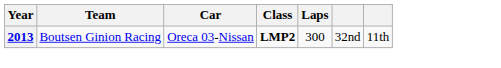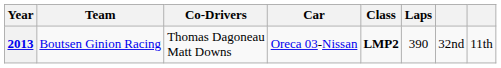+ column: (216, 15)
(315, 36) 300 -> (418, 44) 390
